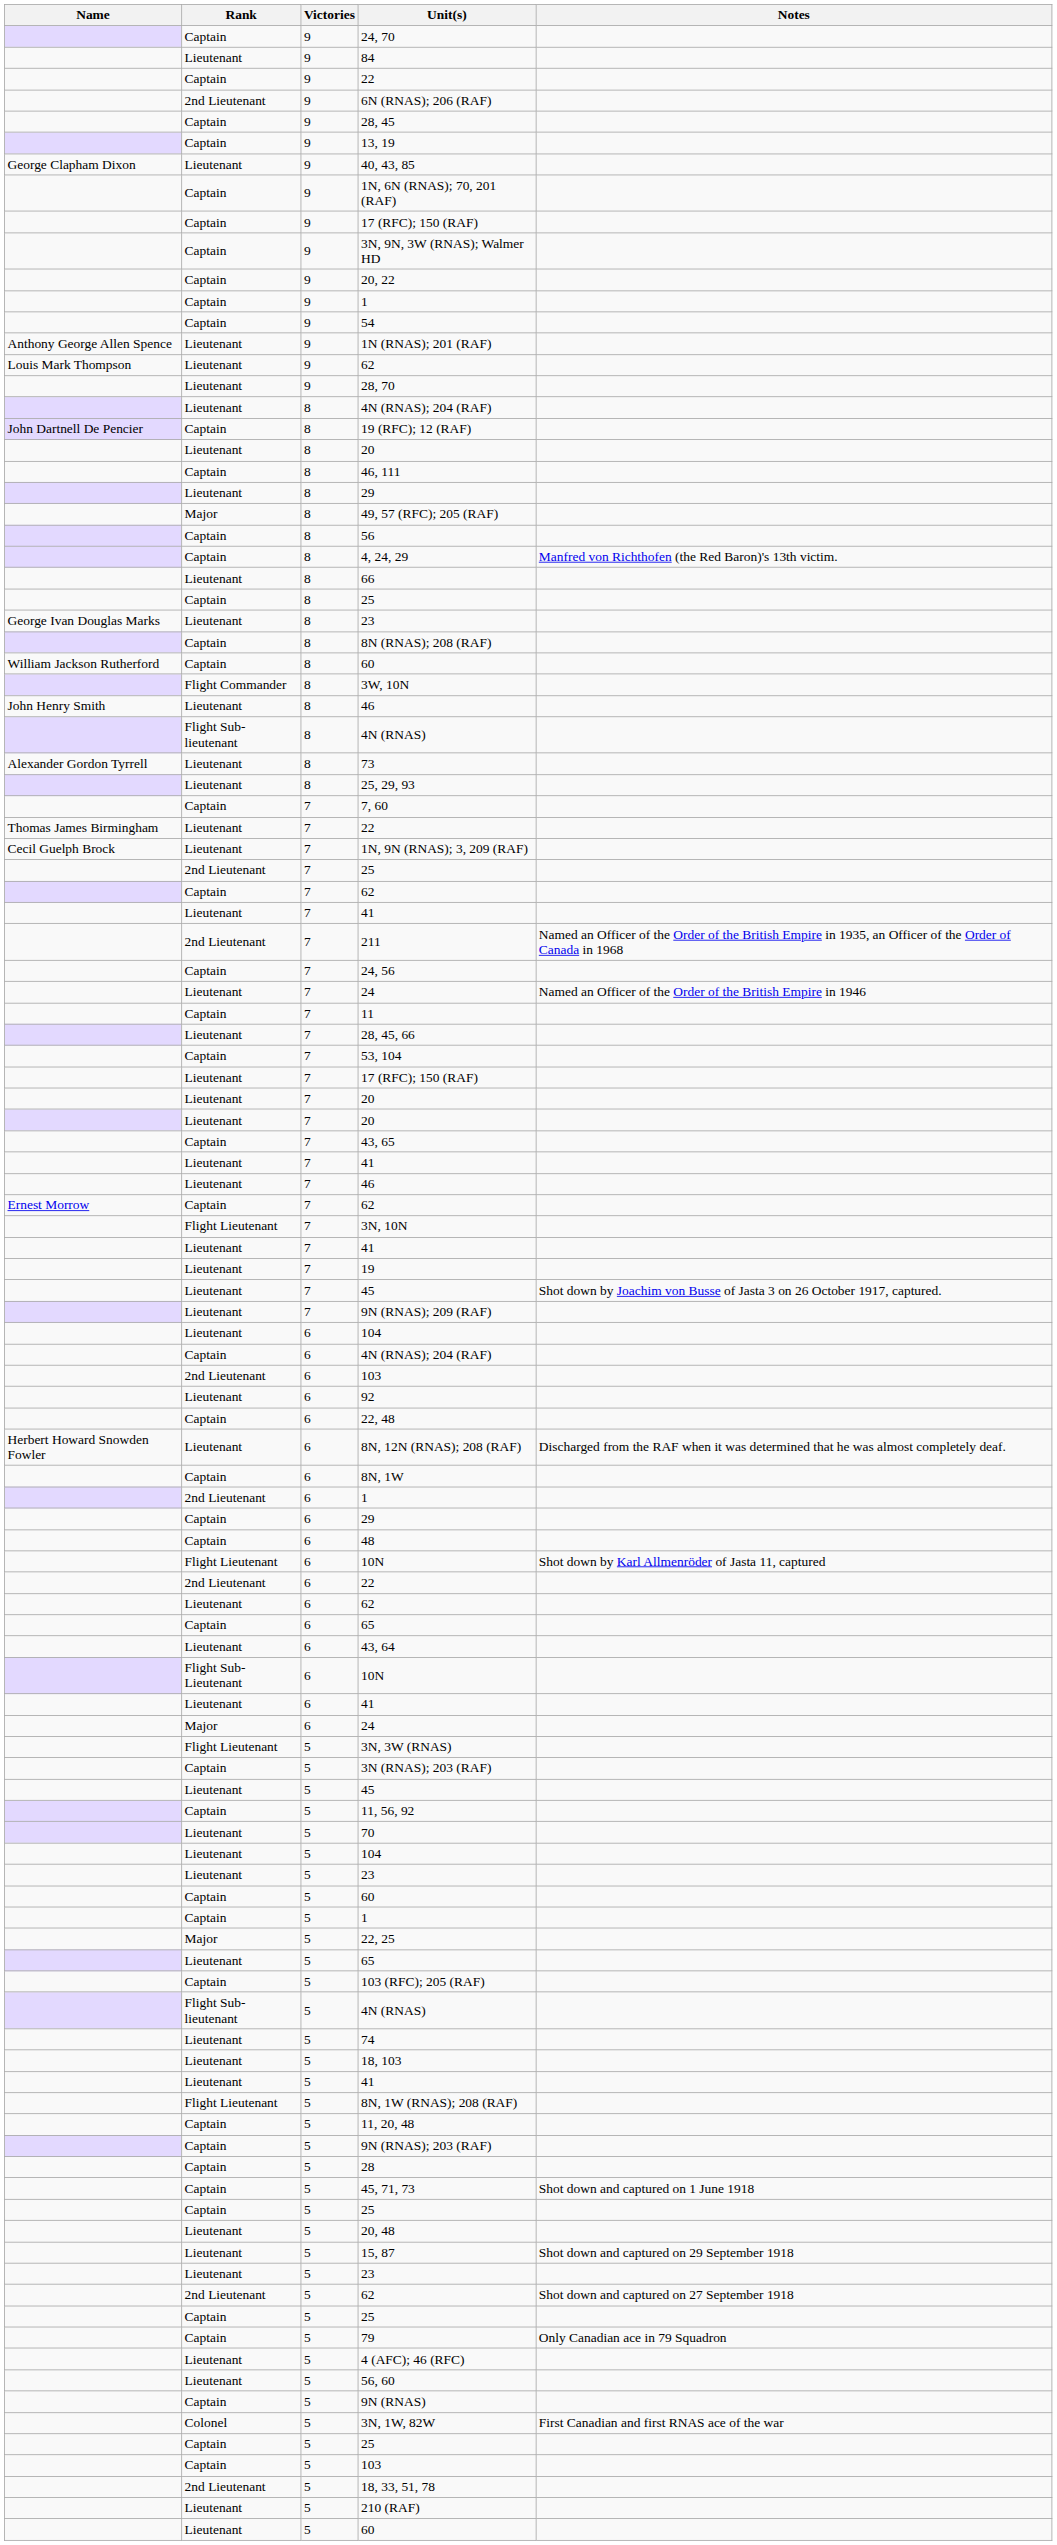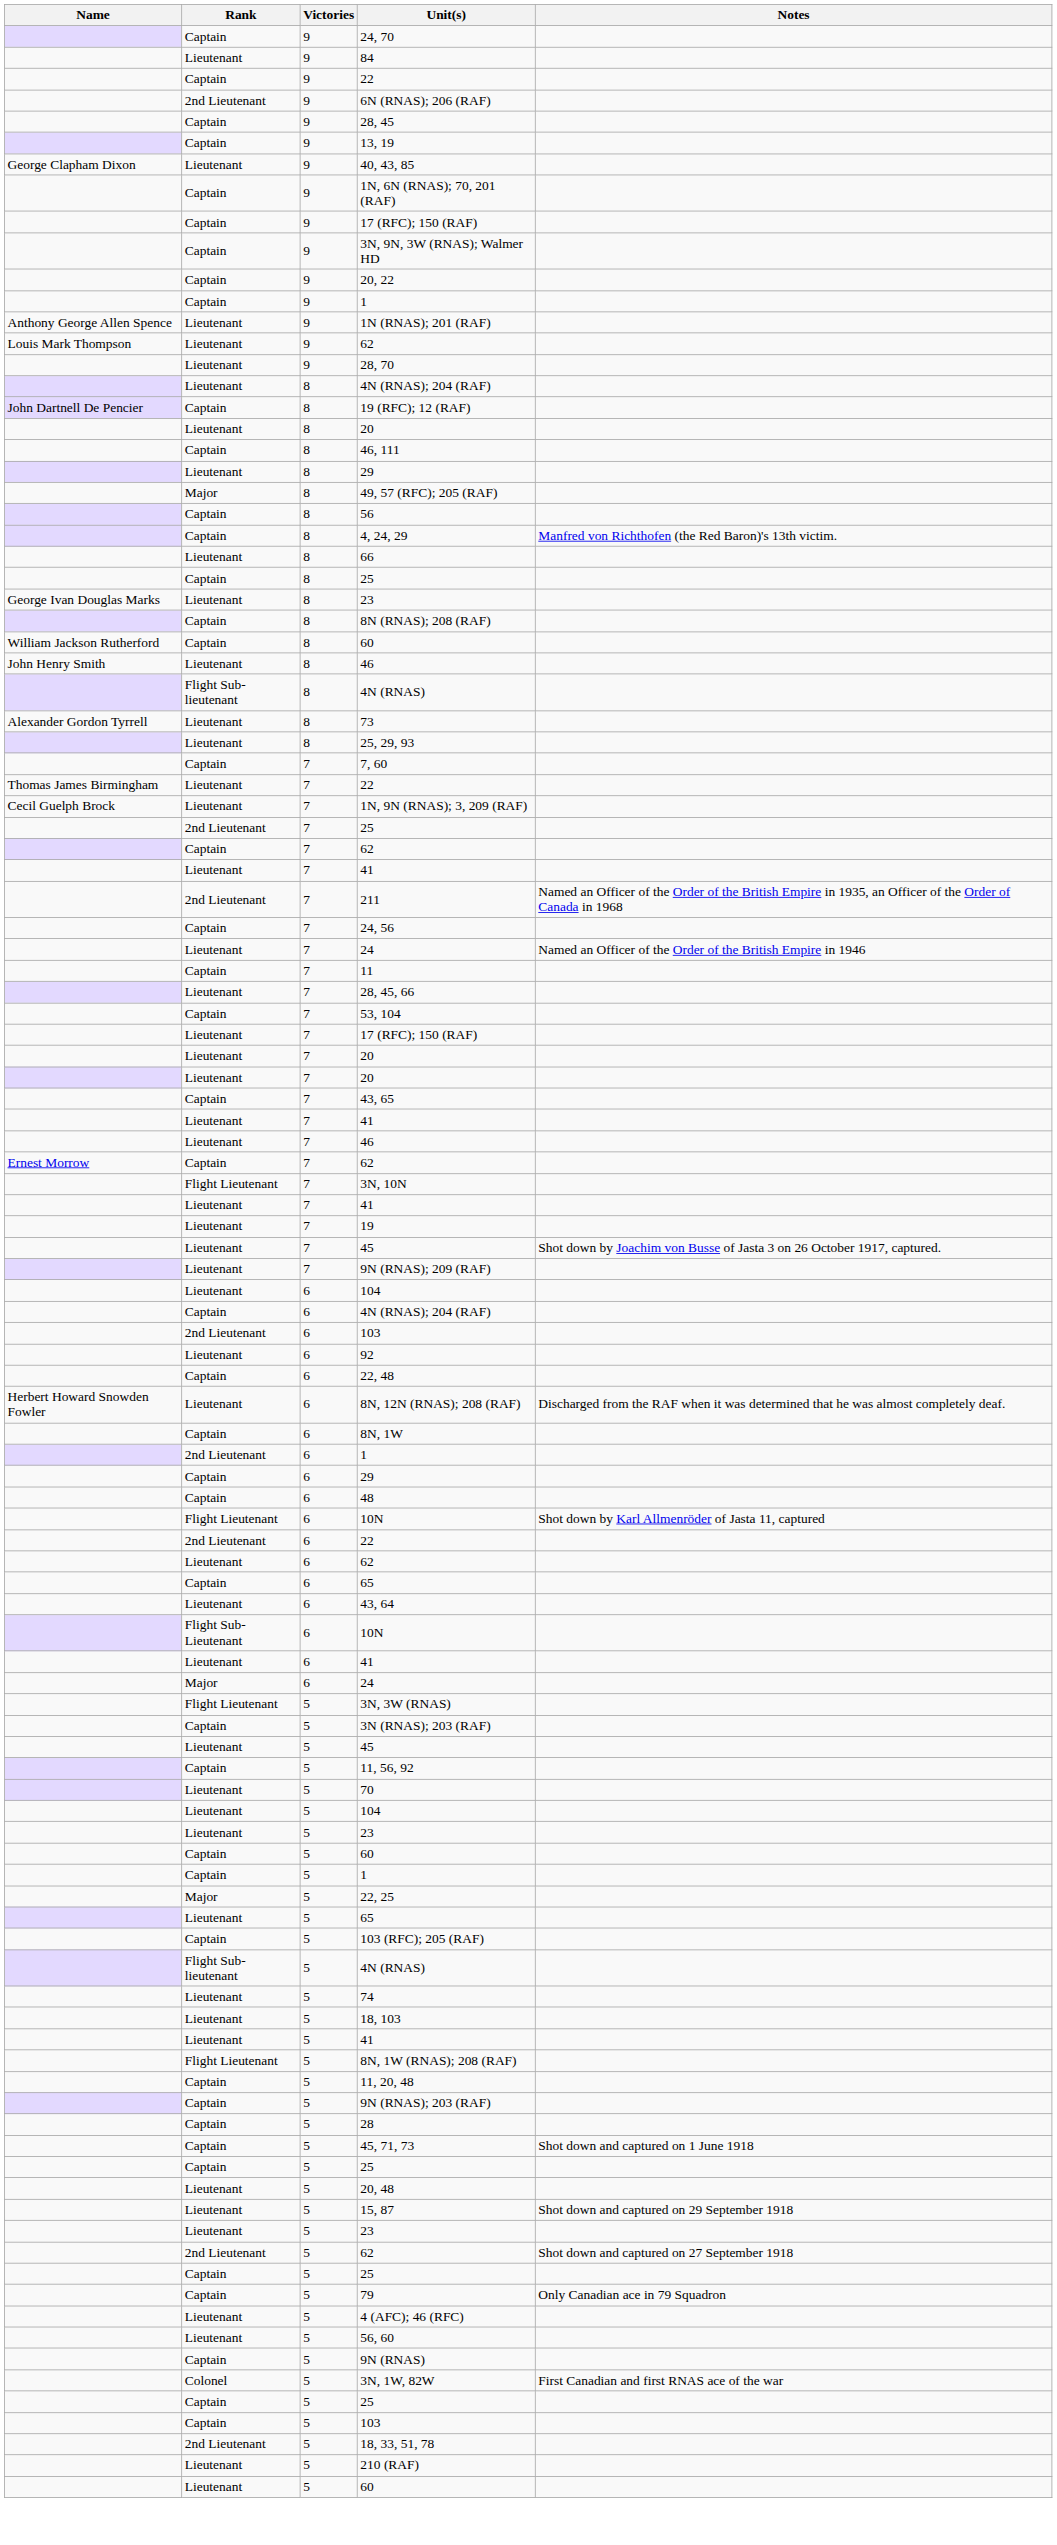- row: (307, 322)
- row: (307, 684)
